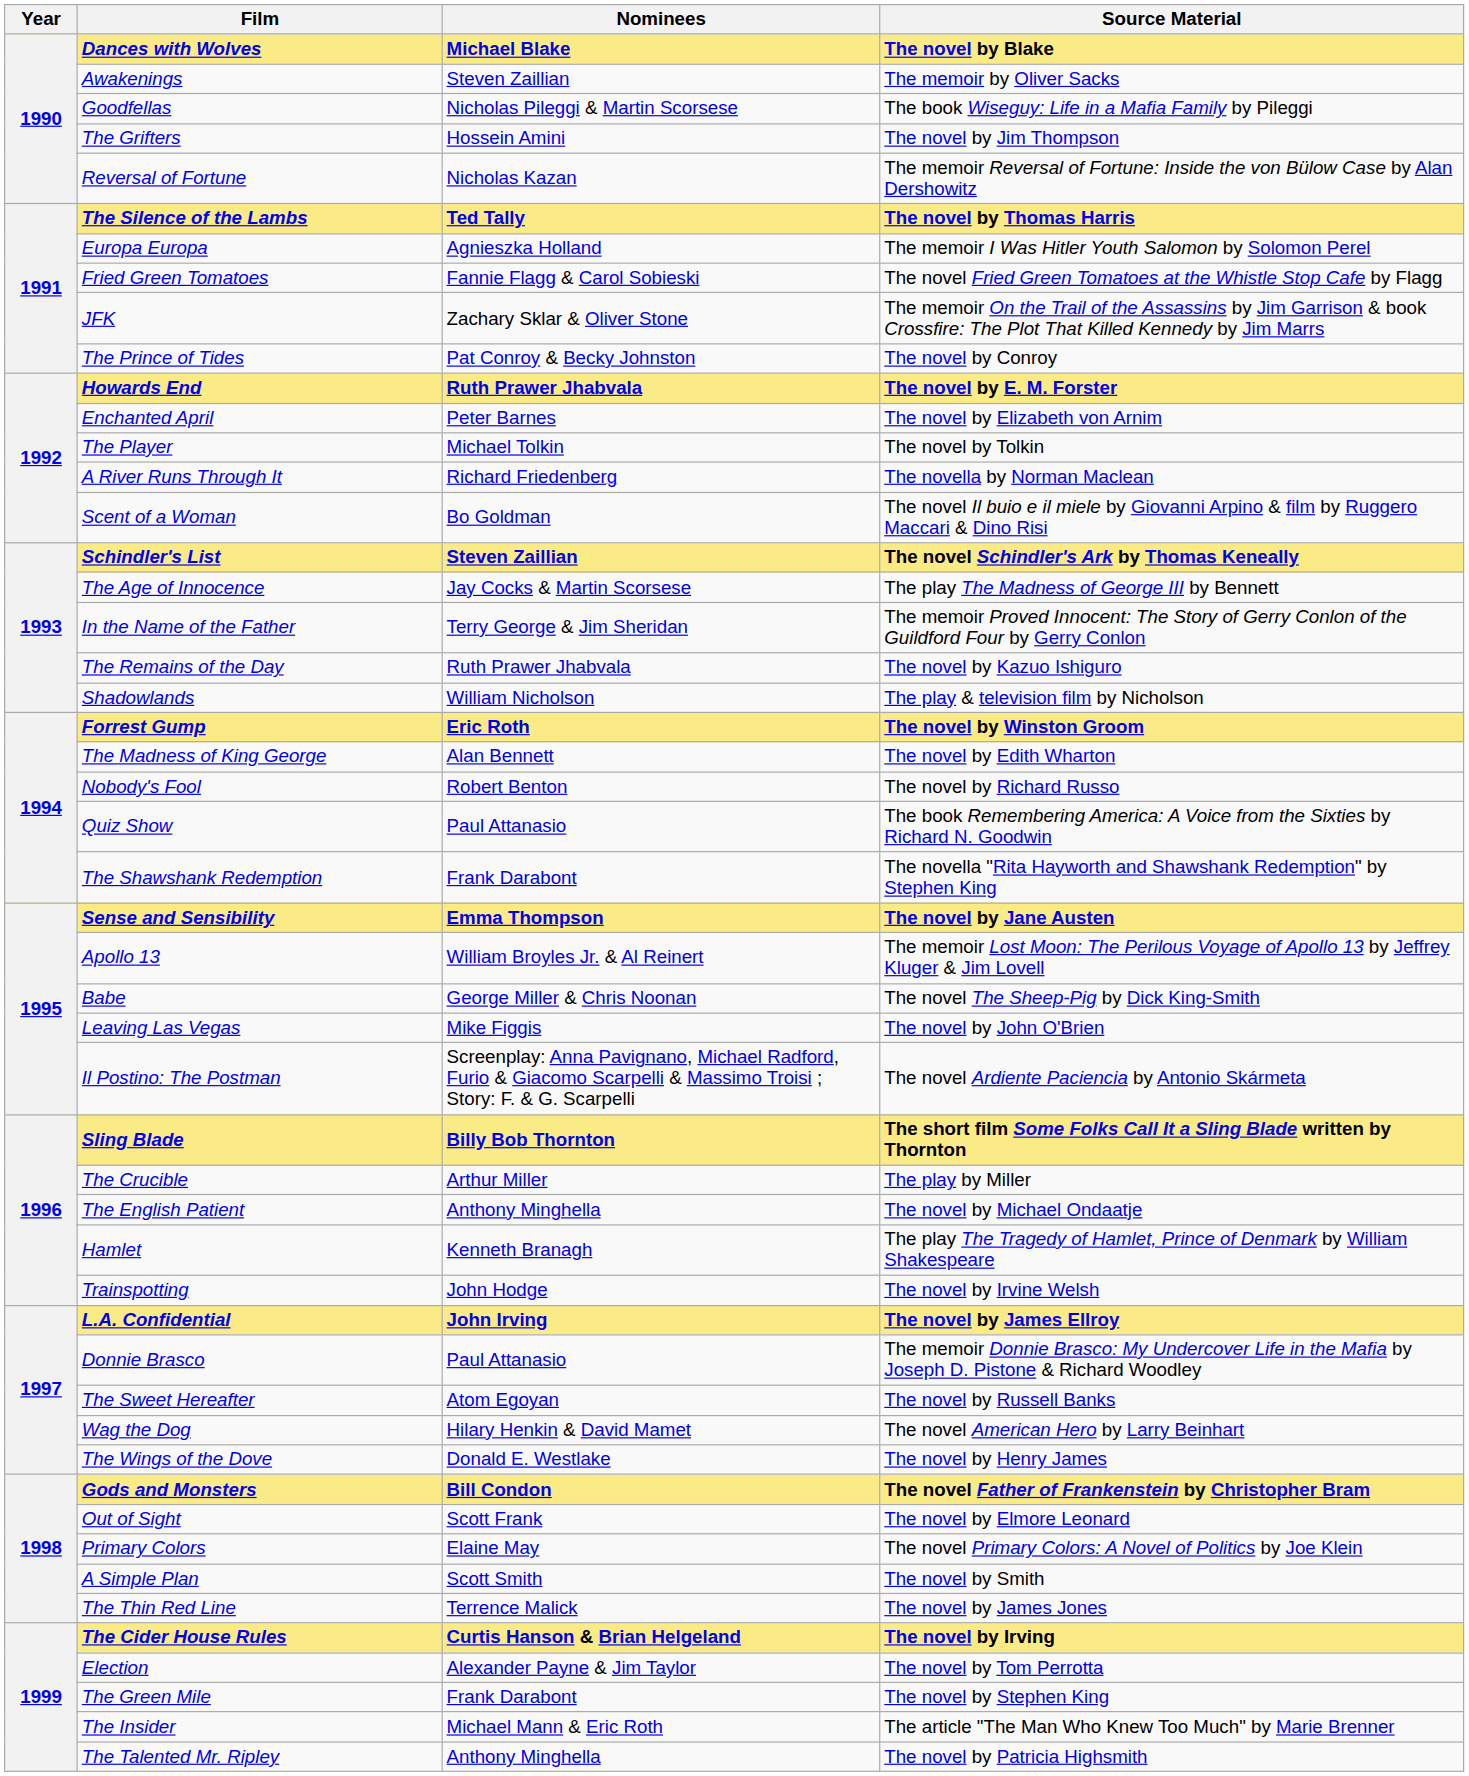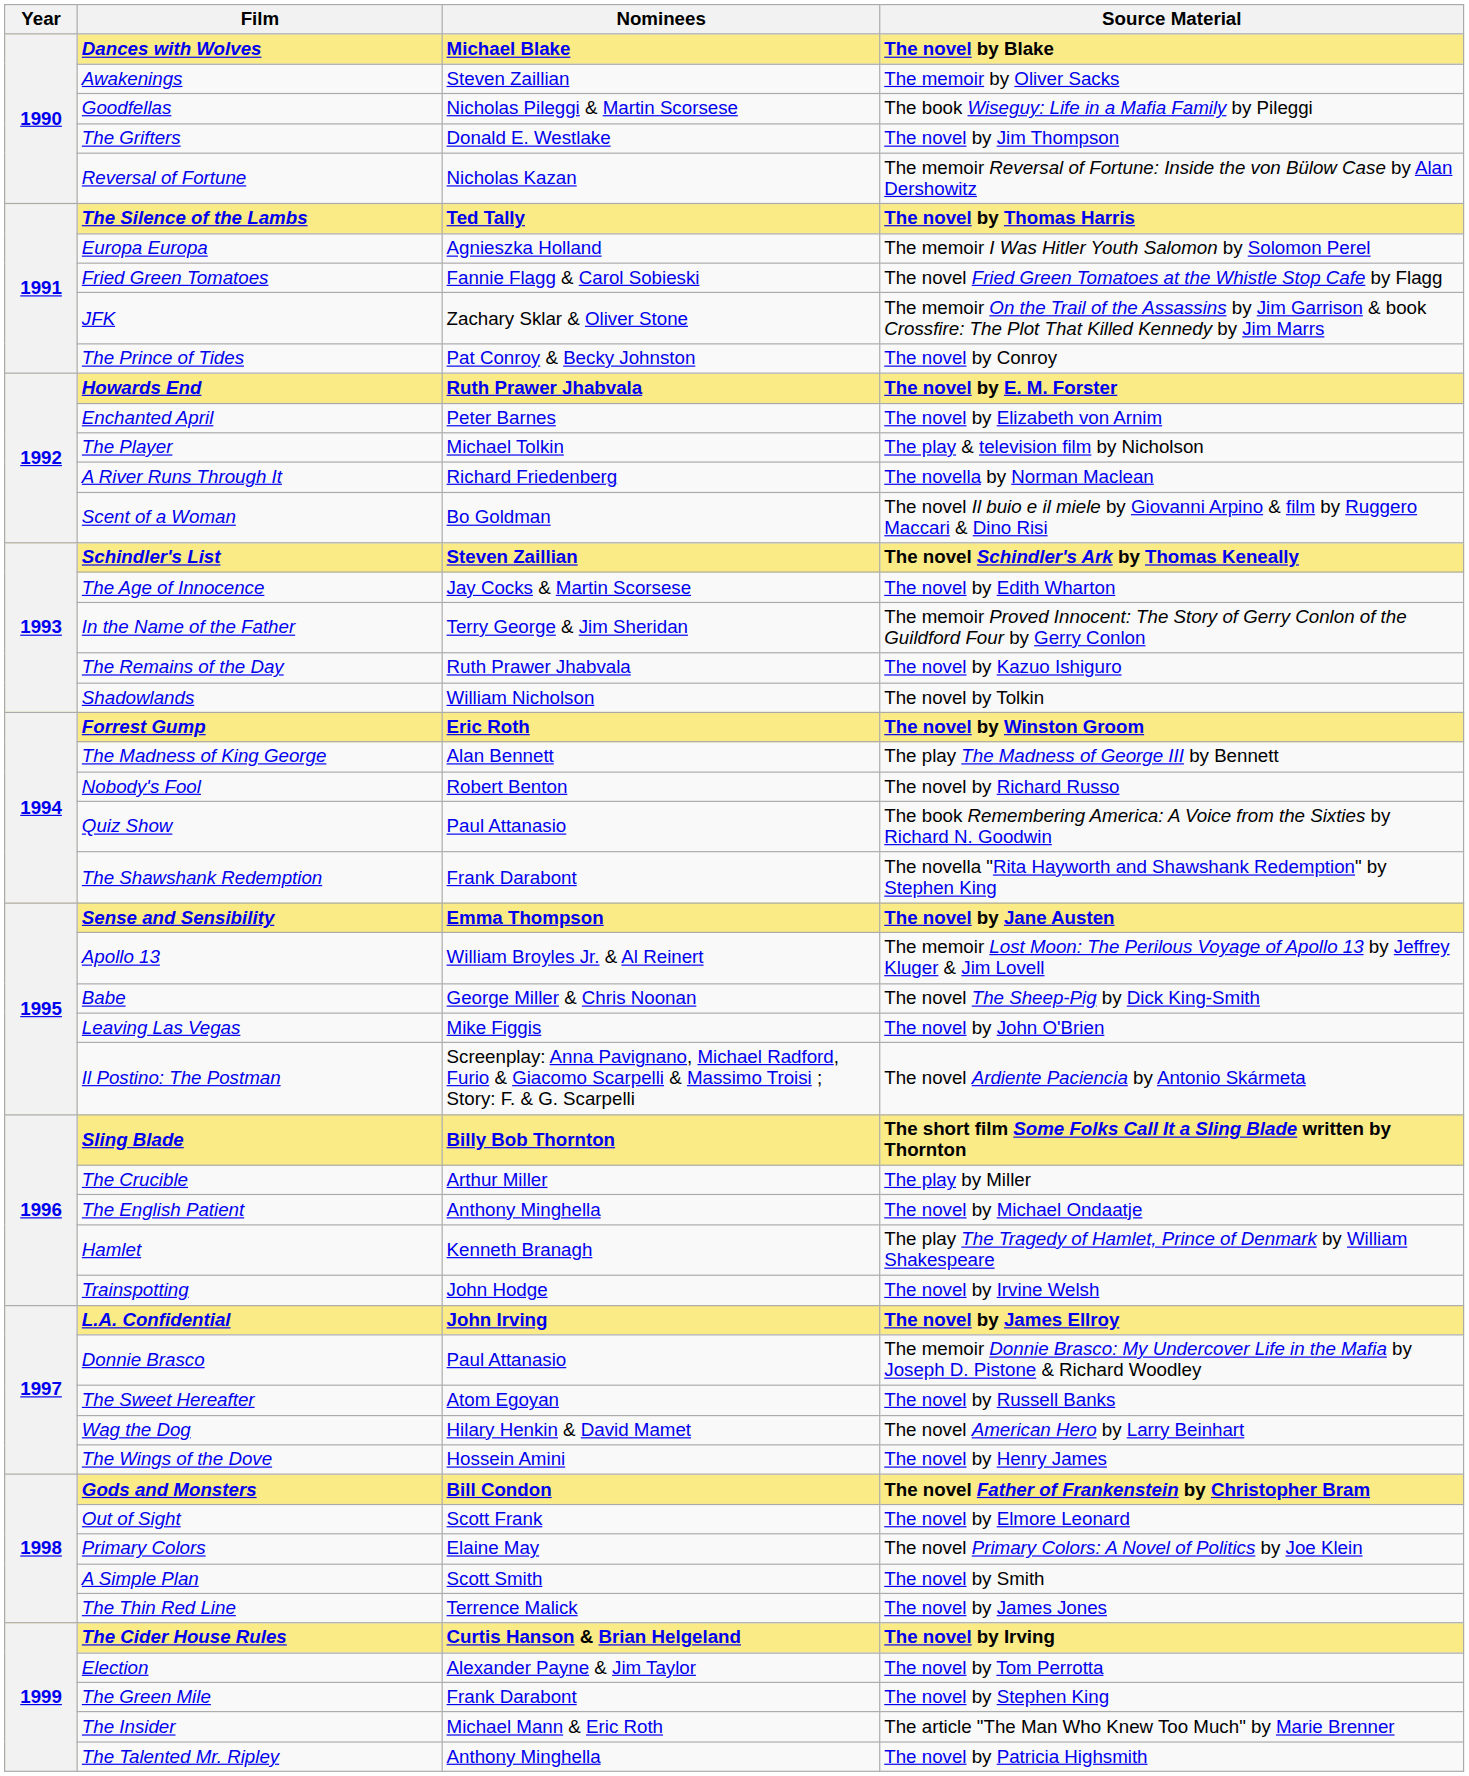(506, 138) Hossein Amini -> (529, 138) Donald E. Westlake
(964, 447) The novel by Tolkin -> (1044, 447) The play & television film by Nicholson
(1081, 587) The play The Madness of George III by Bennett -> (1000, 587) The novel by Edith Wharton
(1044, 697) The play & television film by Nicholson -> (964, 697) The novel by Tolkin
(1000, 756) The novel by Edith Wharton -> (1081, 756) The play The Madness of George III by Bennett
(529, 1459) Donald E. Westlake -> (506, 1459) Hossein Amini
